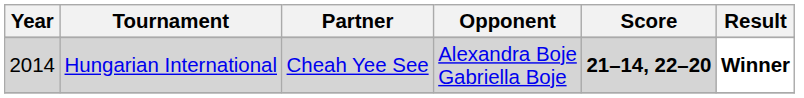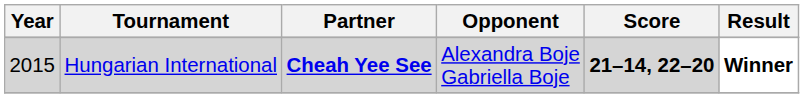(32, 65) 2014 -> (32, 65) 2015
(358, 65) normal -> (359, 65) bold
